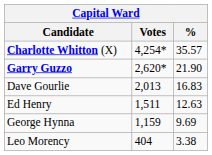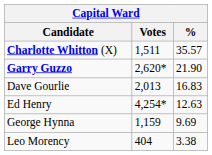(151, 50) 4,254* -> (147, 50) 1,511
(147, 104) 1,511 -> (151, 104) 4,254*
